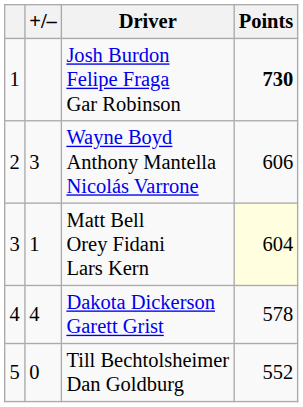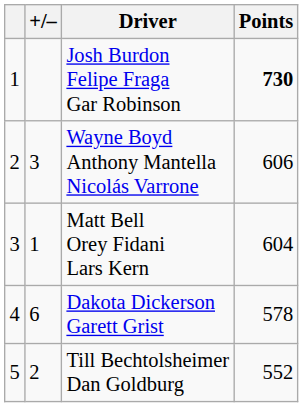(278, 244) lightyellow background -> (278, 244) no background
(34, 314) 4 -> (34, 314) 6
(34, 373) 0 -> (34, 373) 2
